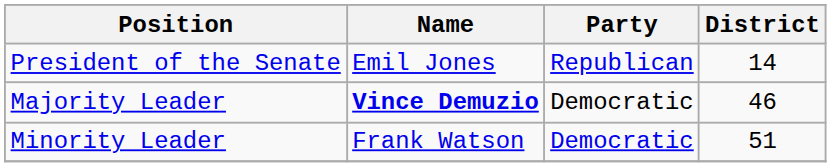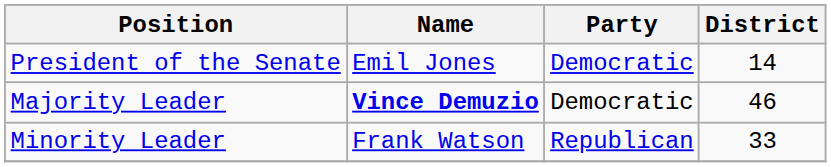(622, 63) Republican -> (622, 63) Democratic
(622, 141) Democratic -> (622, 141) Republican
(763, 141) 51 -> (763, 141) 33
